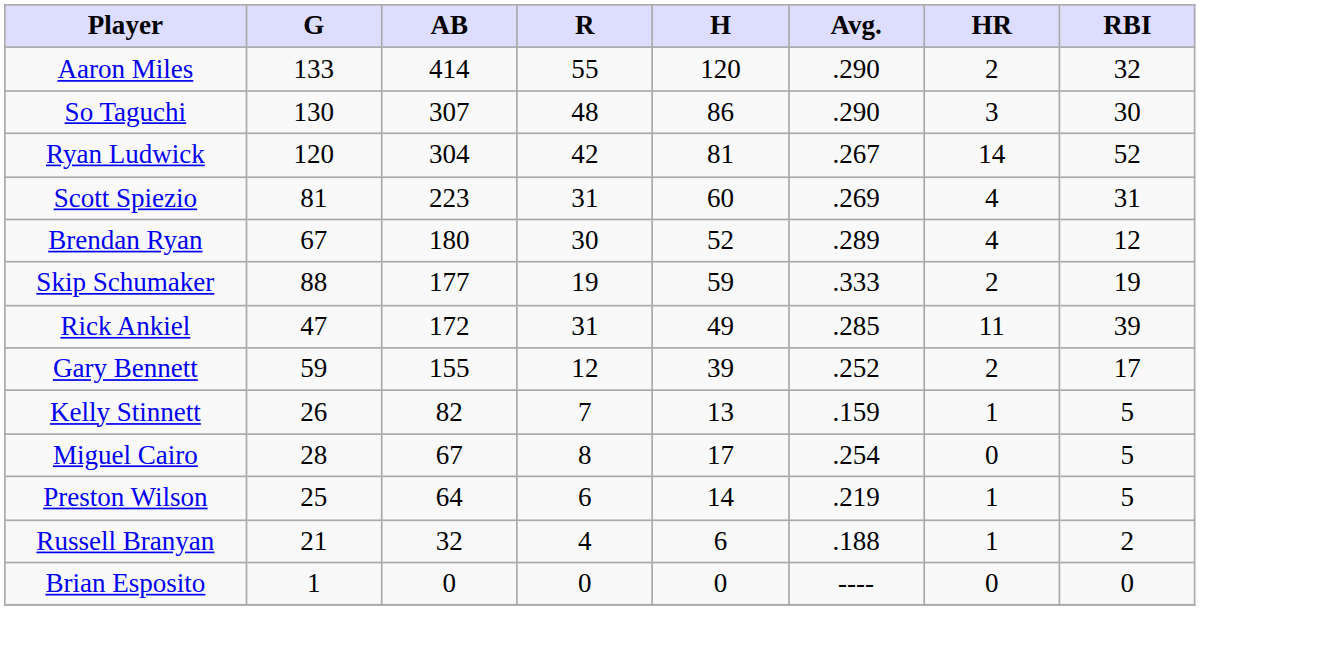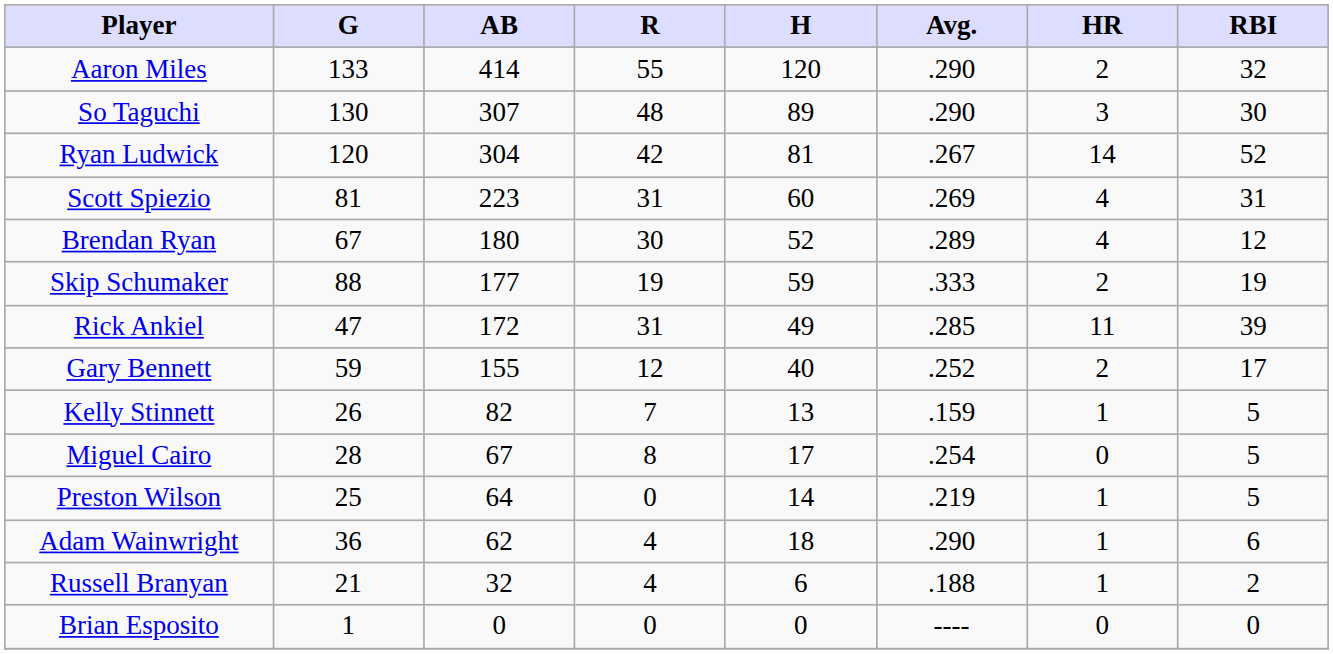(720, 111) 86 -> (801, 111) 89
(720, 369) 39 -> (801, 369) 40
(585, 497) 6 -> (650, 497) 0
+ row: (139, 540)
